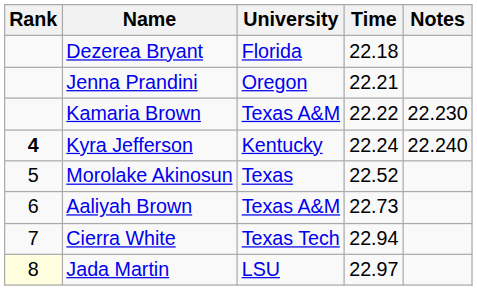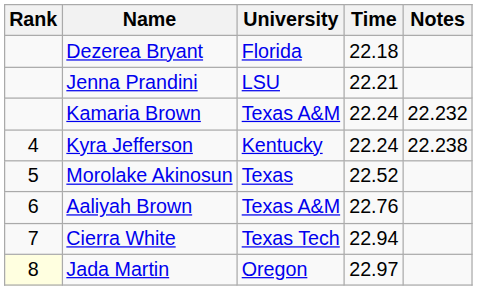(275, 82) Oregon -> (261, 82) LSU
(374, 113) 22.22 -> (374, 113) 22.24
(438, 113) 22.230 -> (438, 113) 22.232
(33, 144) bold -> (33, 144) normal
(438, 144) 22.240 -> (438, 144) 22.238
(374, 207) 22.73 -> (374, 207) 22.76
(261, 269) LSU -> (275, 269) Oregon
